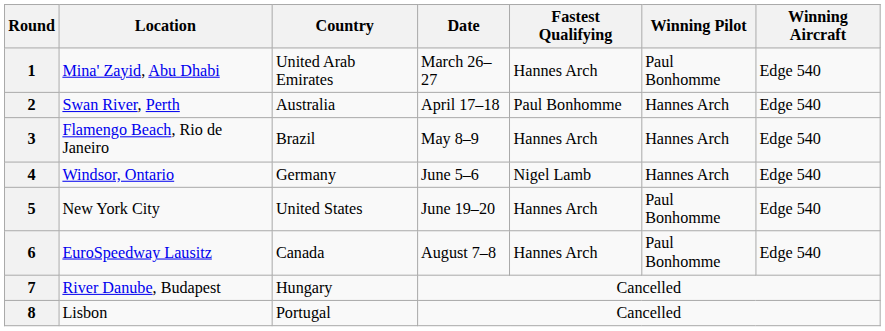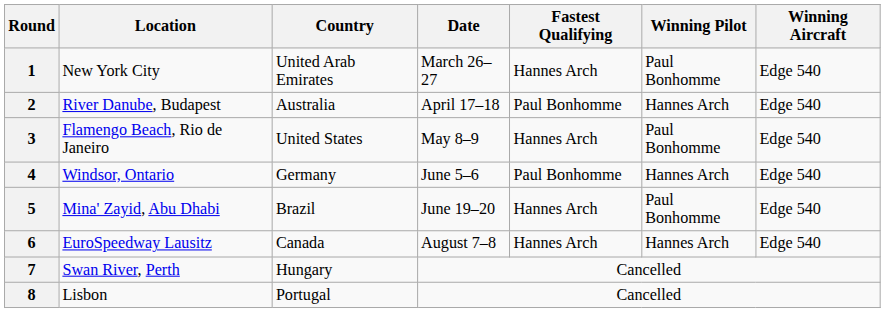(141, 70) Mina' Zayid, Abu Dhabi -> (111, 70) New York City
(121, 104) Swan River, Perth -> (142, 104) River Danube, Budapest
(296, 139) Brazil -> (319, 139) United States
(687, 139) Hannes Arch -> (683, 139) Paul Bonhomme
(552, 174) Nigel Lamb -> (568, 174) Paul Bonhomme
(111, 209) New York City -> (141, 209) Mina' Zayid, Abu Dhabi
(319, 209) United States -> (296, 209) Brazil
(683, 252) Paul Bonhomme -> (687, 243) Hannes Arch
(142, 287) River Danube, Budapest -> (121, 269) Swan River, Perth
